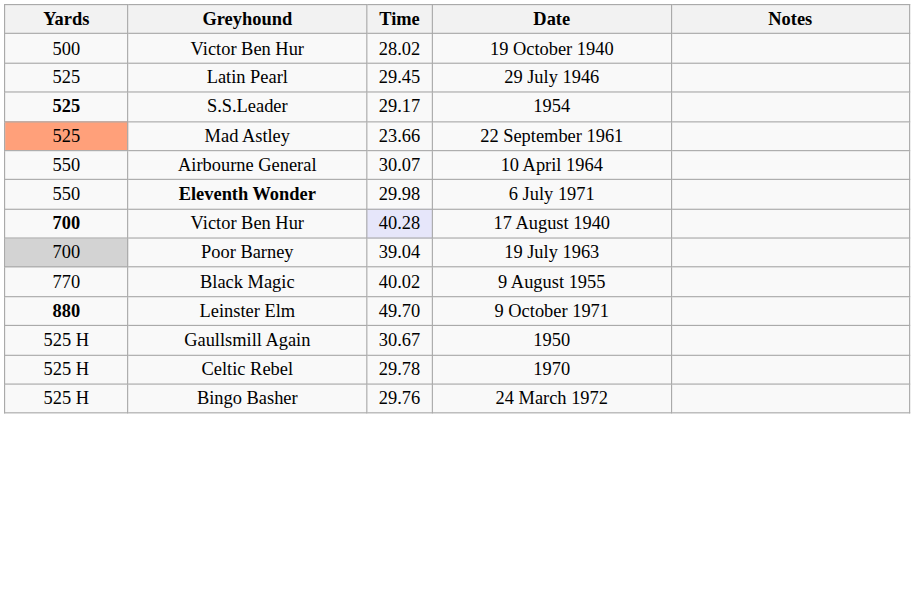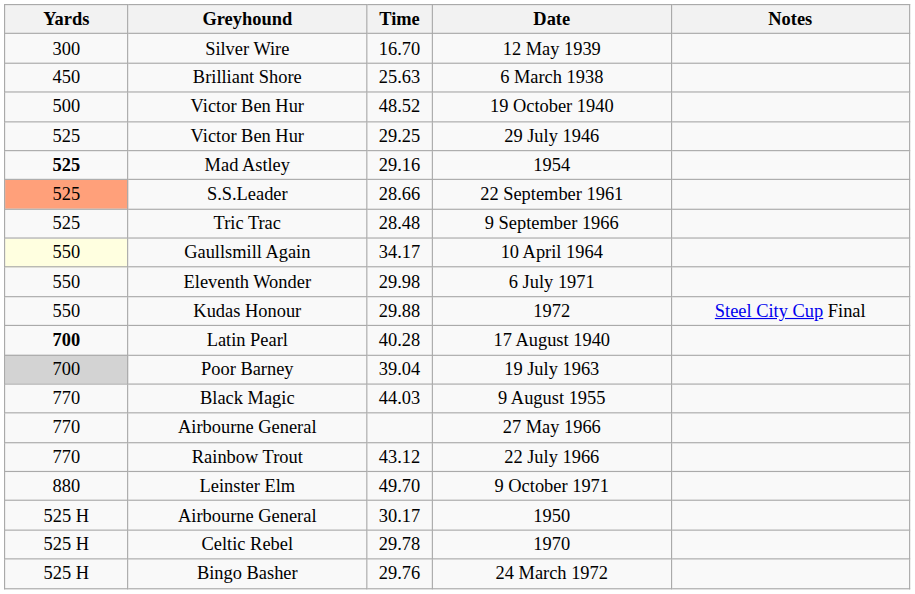+ row: (552, 48)
+ row: (552, 77)
(400, 48) 28.02 -> (400, 106) 48.52
(247, 77) Latin Pearl -> (247, 135) Victor Ben Hur
(400, 77) 29.45 -> (400, 135) 29.25
(247, 106) S.S.Leader -> (247, 164) Mad Astley
(400, 106) 29.17 -> (400, 164) 29.16
(247, 135) Mad Astley -> (247, 194) S.S.Leader
(400, 135) 23.66 -> (400, 194) 28.66
+ row: (552, 223)
(66, 164) no background -> (66, 252) lightyellow background
(247, 164) Airbourne General -> (247, 252) Gaullsmill Again
(400, 164) 30.07 -> (400, 252) 34.17
(247, 194) bold -> (247, 281) normal
+ row: (552, 310)
(247, 223) Victor Ben Hur -> (247, 340) Latin Pearl
(400, 223) lavender background -> (400, 340) no background
(400, 281) 40.02 -> (400, 398) 44.03
+ row: (552, 427)
+ row: (552, 456)
(66, 310) bold -> (66, 485) normal
(247, 340) Gaullsmill Again -> (247, 515) Airbourne General
(400, 340) 30.67 -> (400, 515) 30.17
